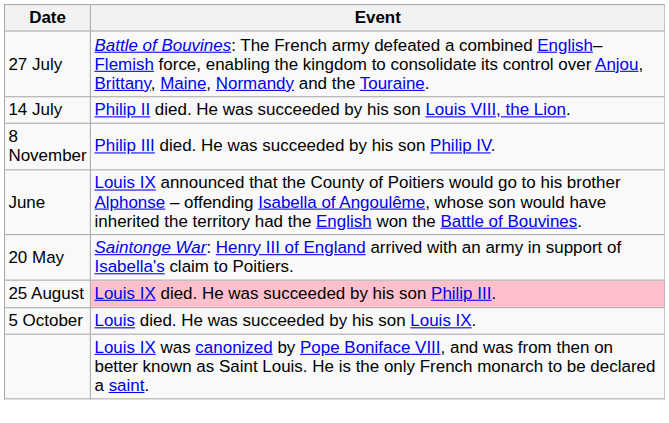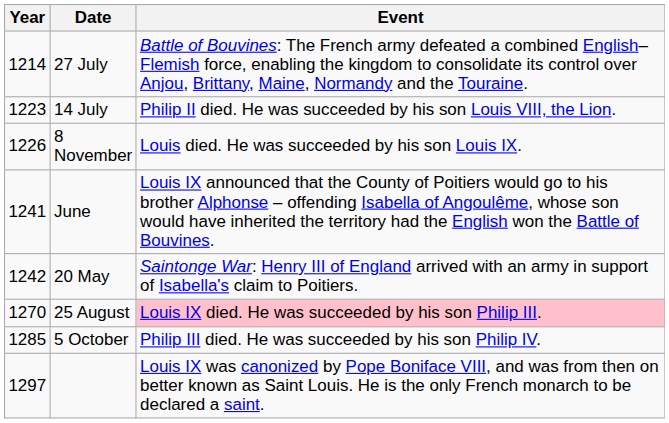+ column: (27, 17)
(295, 146) Philip III died. He was succeeded by his son Philip IV. -> (331, 146) Louis died. He was succeeded by his son Louis IX.
(285, 320) Louis died. He was succeeded by his son Louis IX. -> (341, 339) Philip III died. He was succeeded by his son Philip IV.
